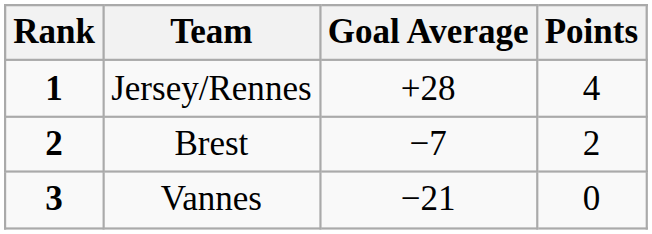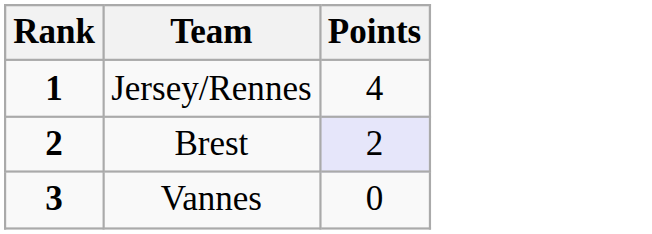- column: (428, 32)
(591, 143) no background -> (374, 143) lavender background
